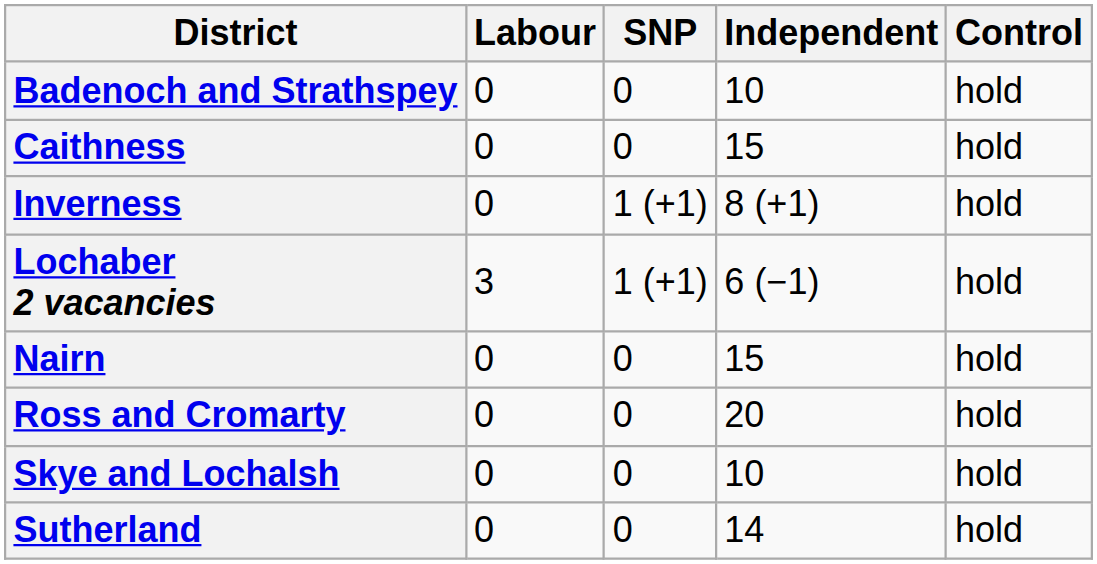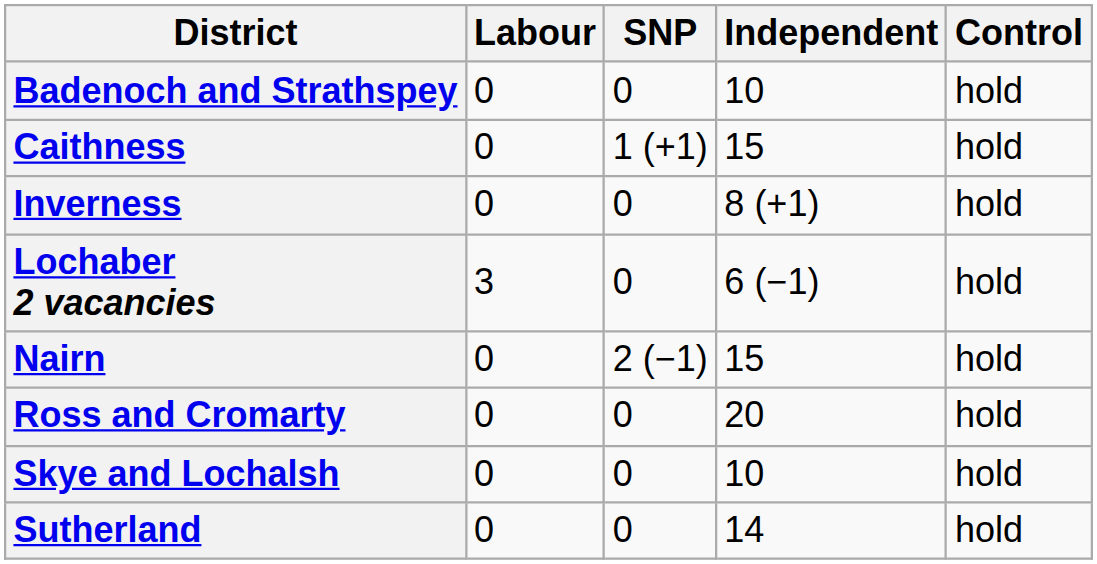(623, 147) 0 -> (660, 147) 1 (+1)
(660, 204) 1 (+1) -> (623, 204) 0
(660, 281) 1 (+1) -> (623, 281) 0
(623, 359) 0 -> (660, 359) 2 (−1)
